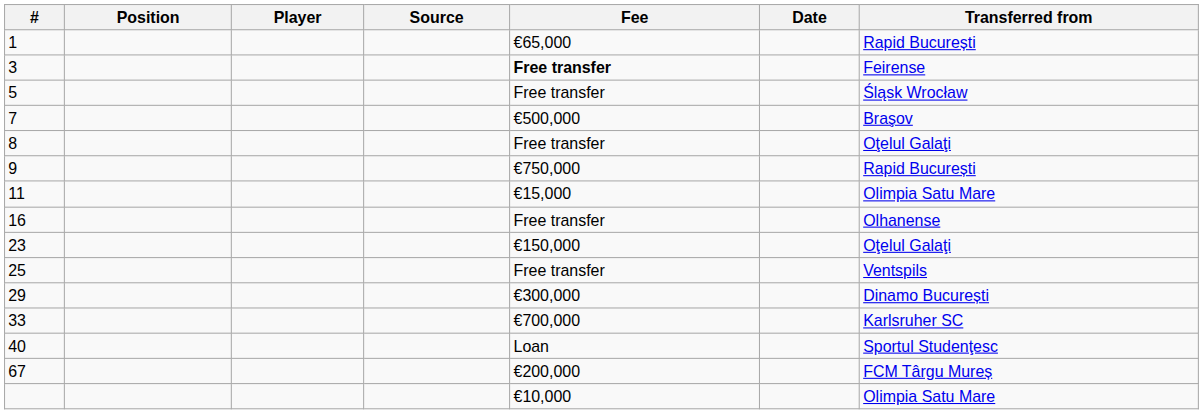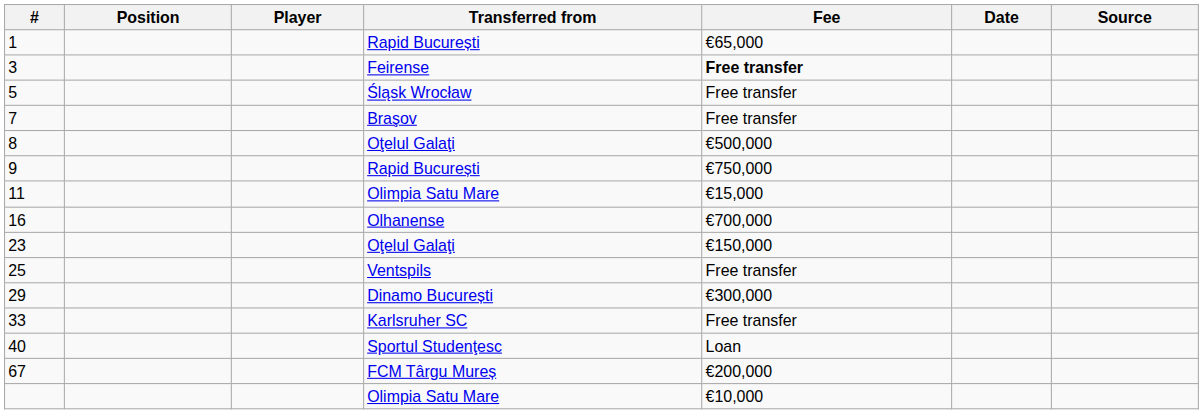columns swapped: (1029, 17) <-> (437, 17)
(547, 118) €500,000 -> (751, 118) Free transfer
(559, 144) Free transfer -> (739, 144) €500,000
(559, 219) Free transfer -> (739, 219) €700,000
(547, 321) €700,000 -> (751, 321) Free transfer
